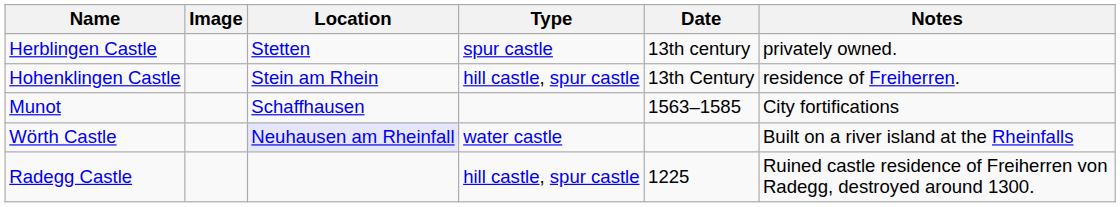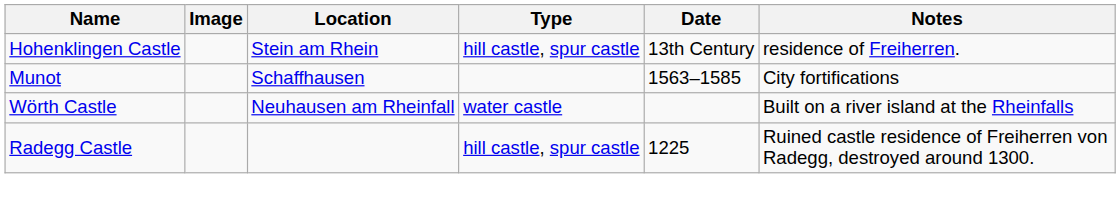- row: (83, 48)
(353, 136) lavender background -> (353, 107) no background
